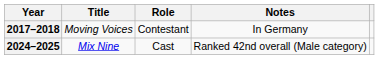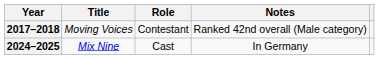(280, 29) In Germany -> (280, 29) Ranked 42nd overall (Male category)
(280, 46) Ranked 42nd overall (Male category) -> (280, 46) In Germany
